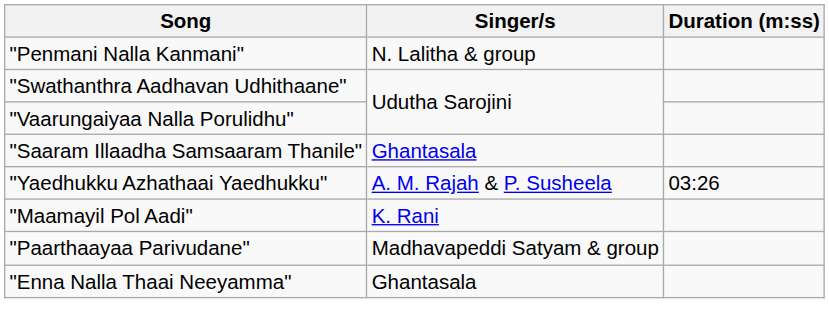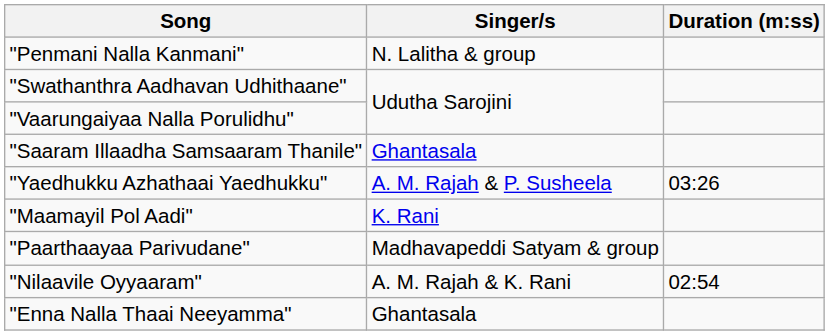+ row: (106, 281)
